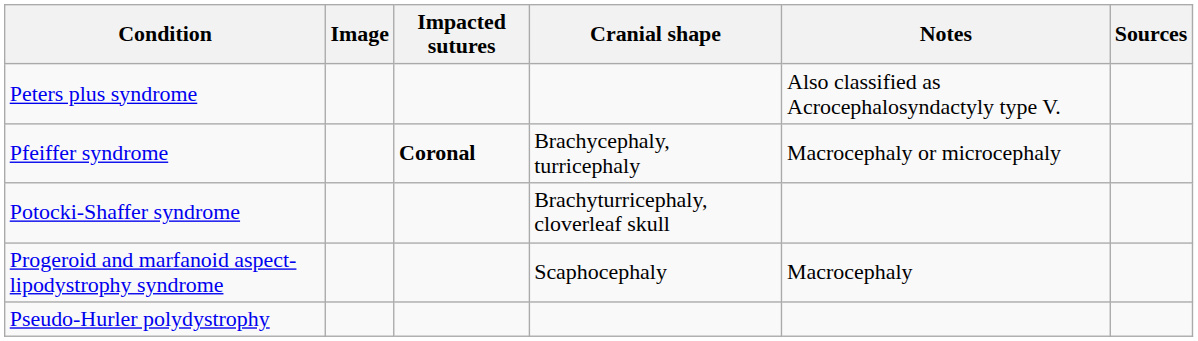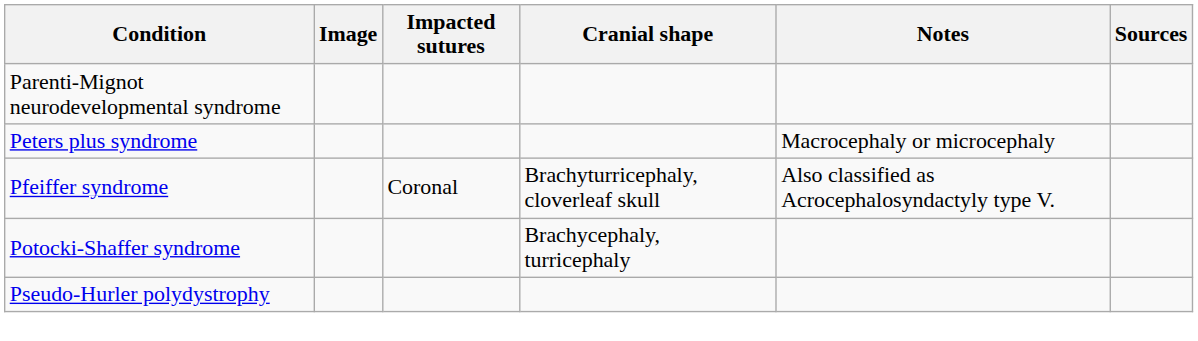+ row: (145, 93)
(924, 93) Also classified as Acrocephalosyndactyly type V. -> (918, 140) Macrocephaly or microcephaly
(437, 153) bold -> (423, 187) normal
(602, 153) Brachycephaly, turricephaly -> (611, 187) Brachyturricephaly, cloverleaf skull
(924, 153) Macrocephaly or microcephaly -> (918, 187) Also classified as Acrocephalosyndactyly type V.
(621, 212) Brachyturricephaly, cloverleaf skull -> (592, 247) Brachycephaly, turricephaly
- row: (153, 271)
